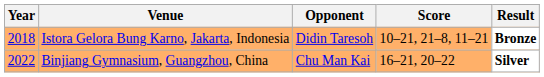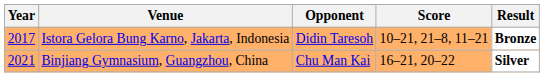(21, 38) 2018 -> (21, 38) 2017
(21, 61) 2022 -> (21, 61) 2021
